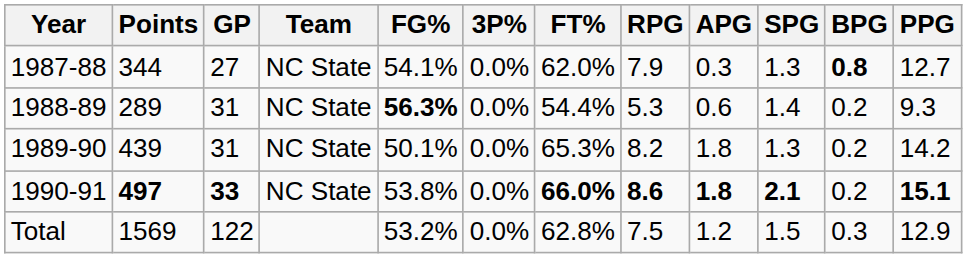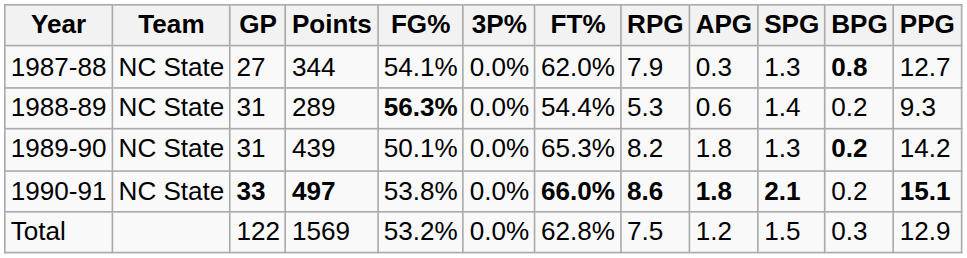columns swapped: (319, 25) <-> (158, 25)
(849, 149) normal -> (849, 149) bold
